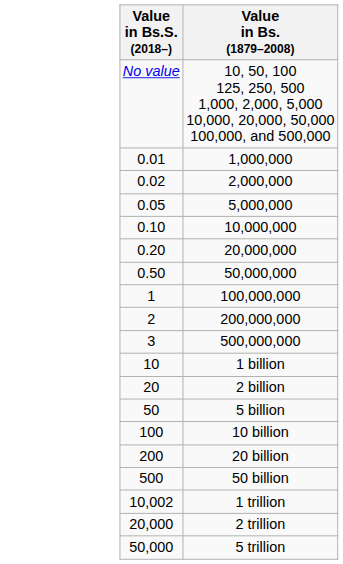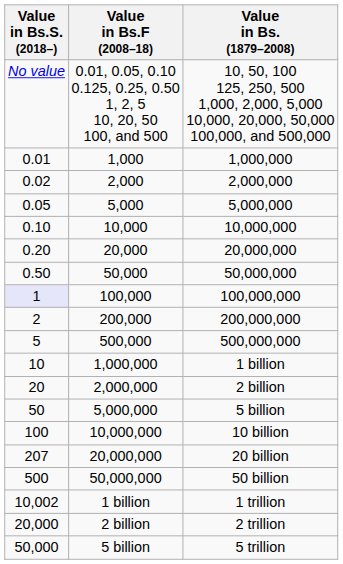+ column: (126, 32)
(151, 296) no background -> (37, 296) lavender background
(151, 341) 3 -> (37, 341) 5
(151, 456) 200 -> (36, 456) 207
